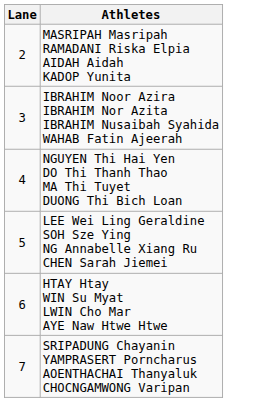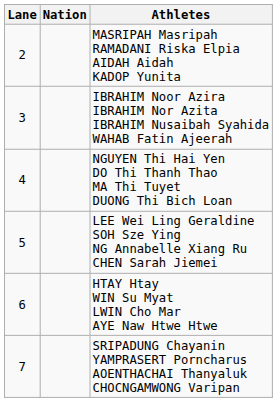+ column: (65, 14)
